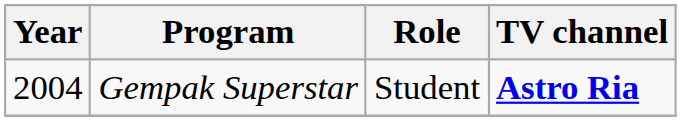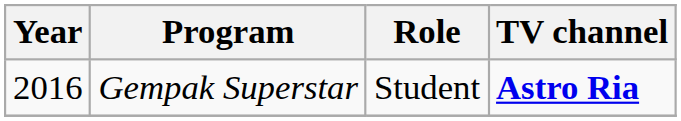(48, 87) 2004 -> (48, 87) 2016
